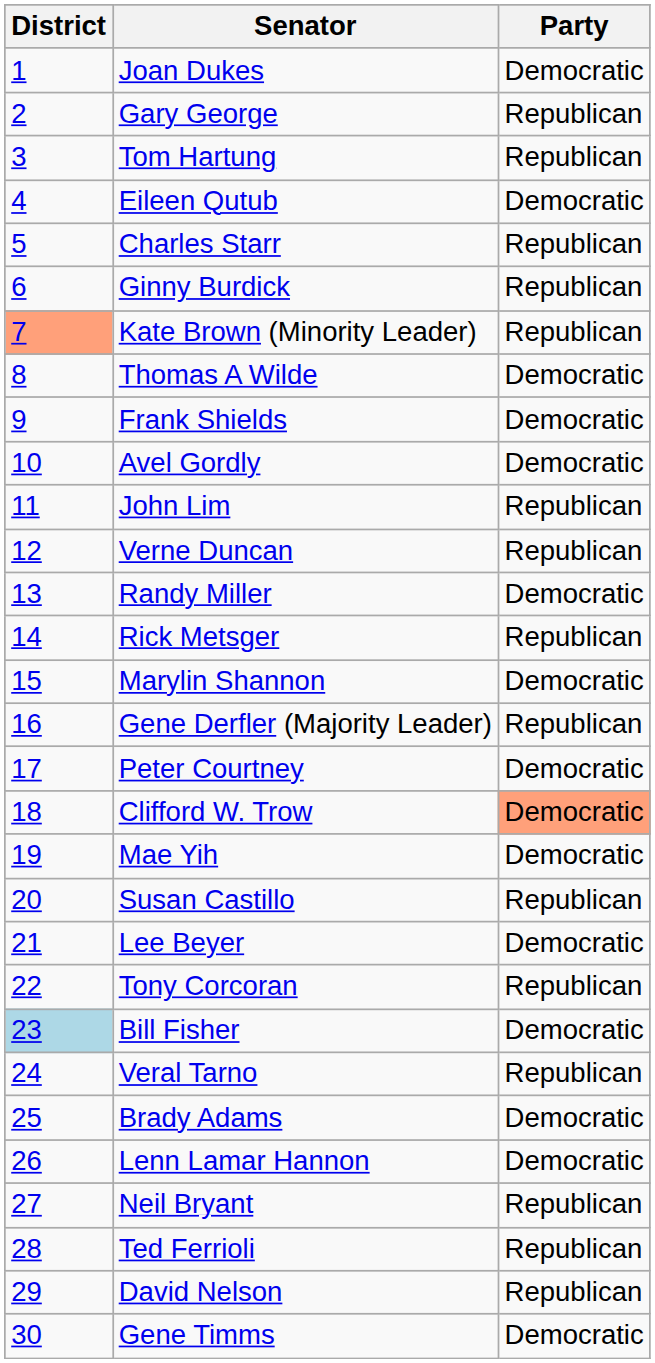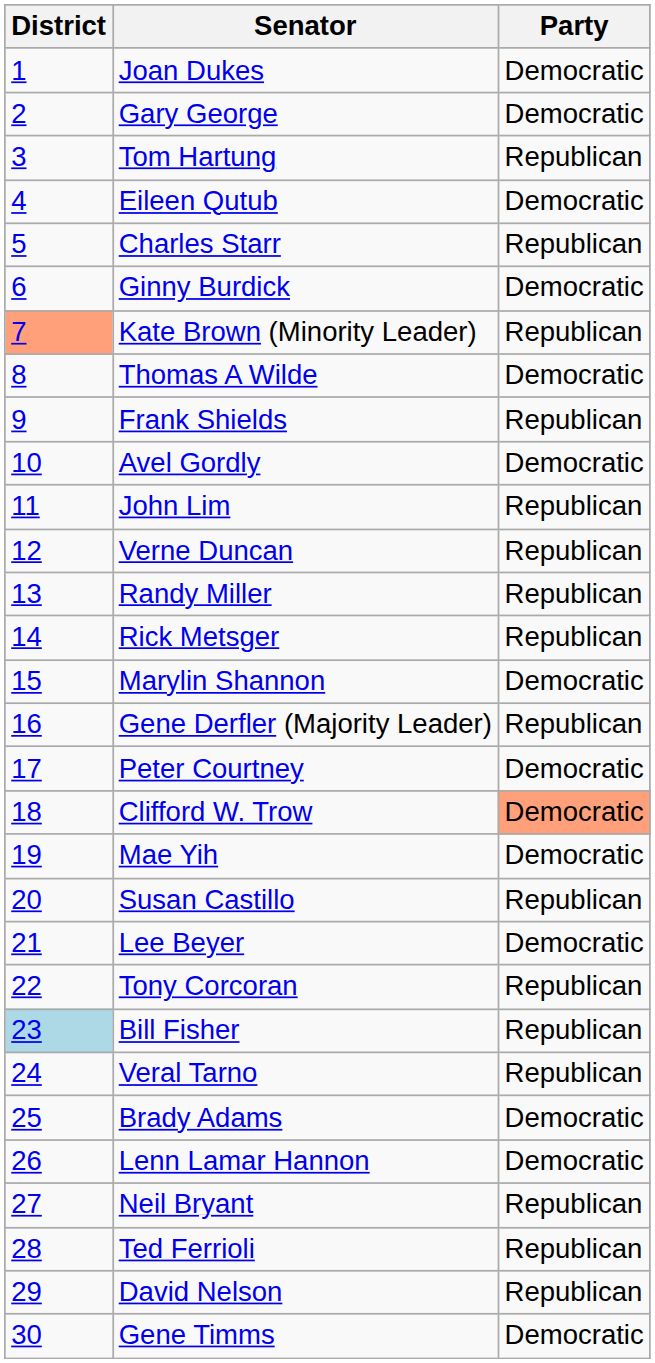(573, 113) Republican -> (574, 113) Democratic
(573, 288) Republican -> (574, 288) Democratic
(574, 419) Democratic -> (573, 419) Republican
(574, 593) Democratic -> (573, 593) Republican
(574, 1030) Democratic -> (573, 1030) Republican
